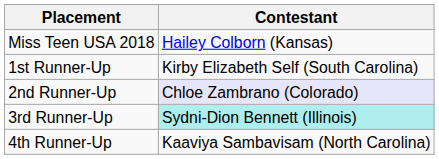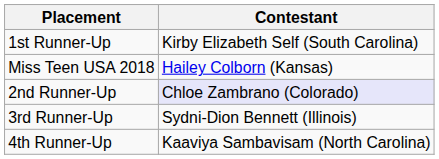rows swapped: (81, 42) <-> (60, 67)
(259, 117) paleturquoise background -> (259, 117) no background
